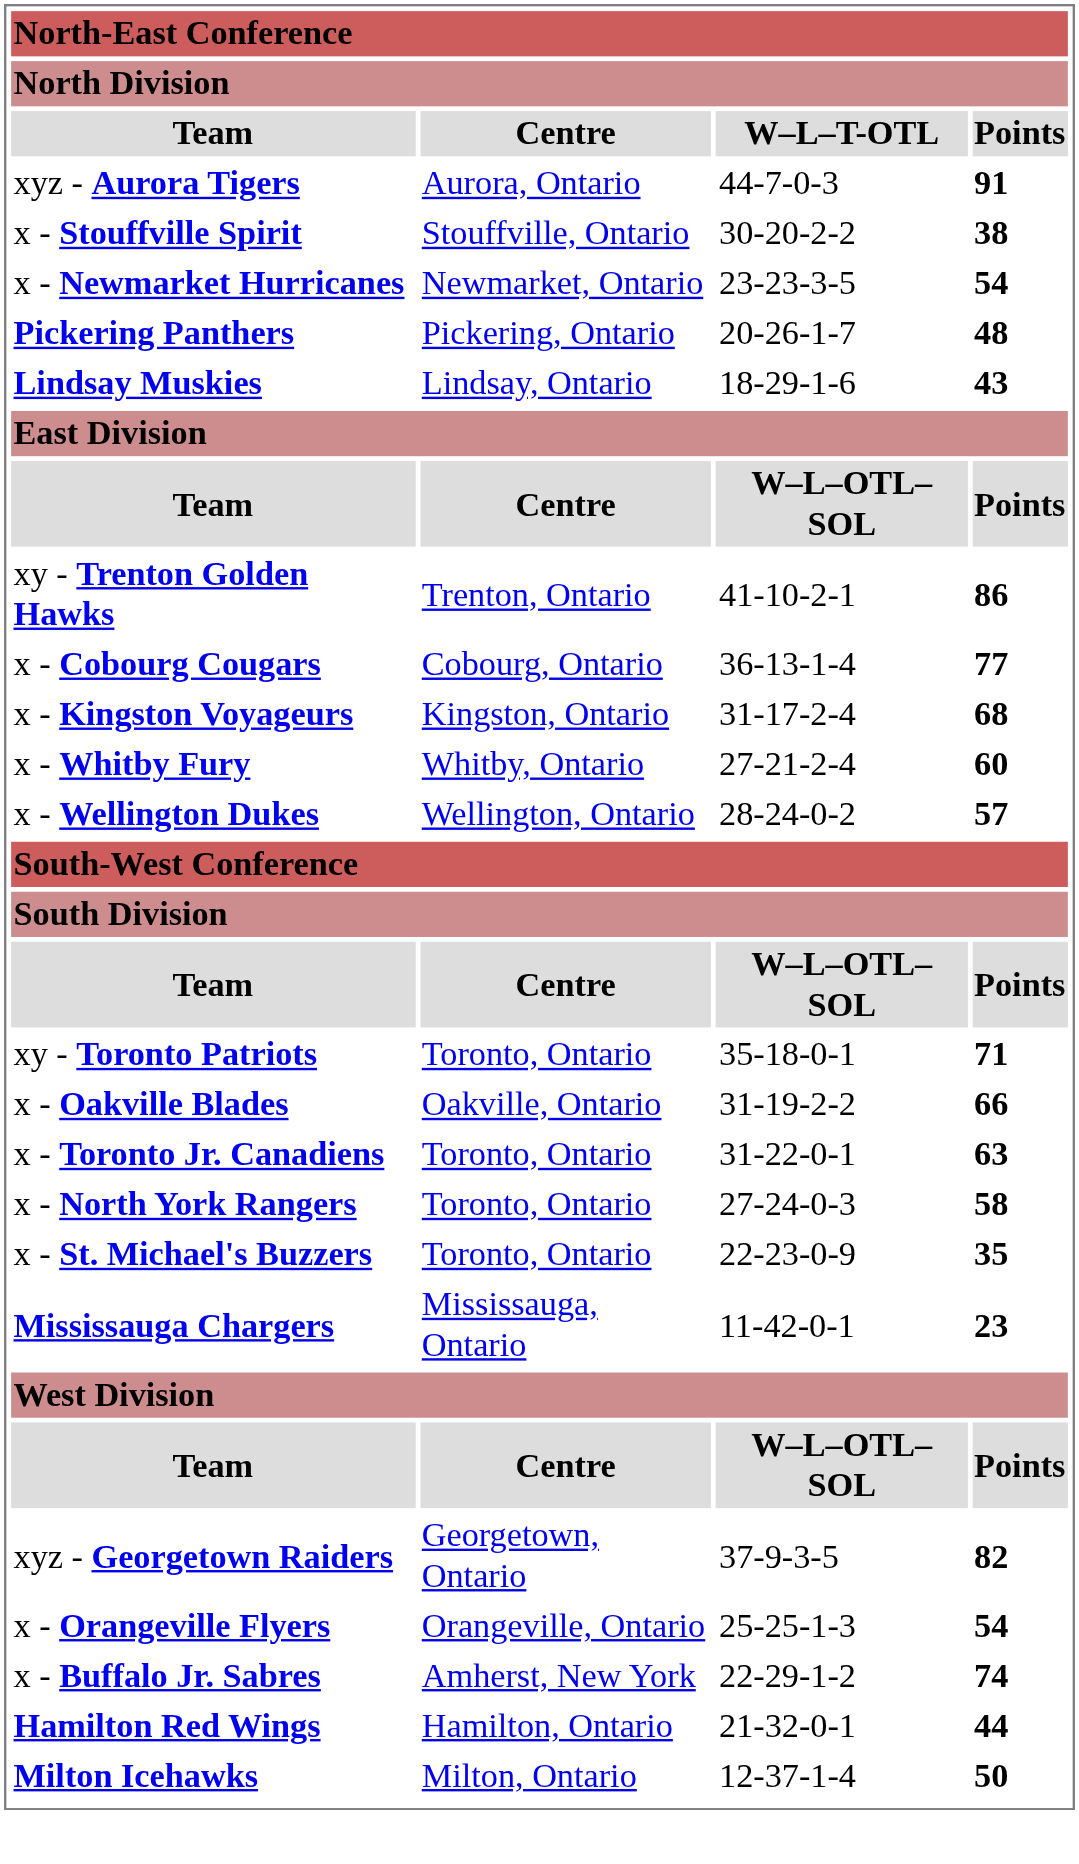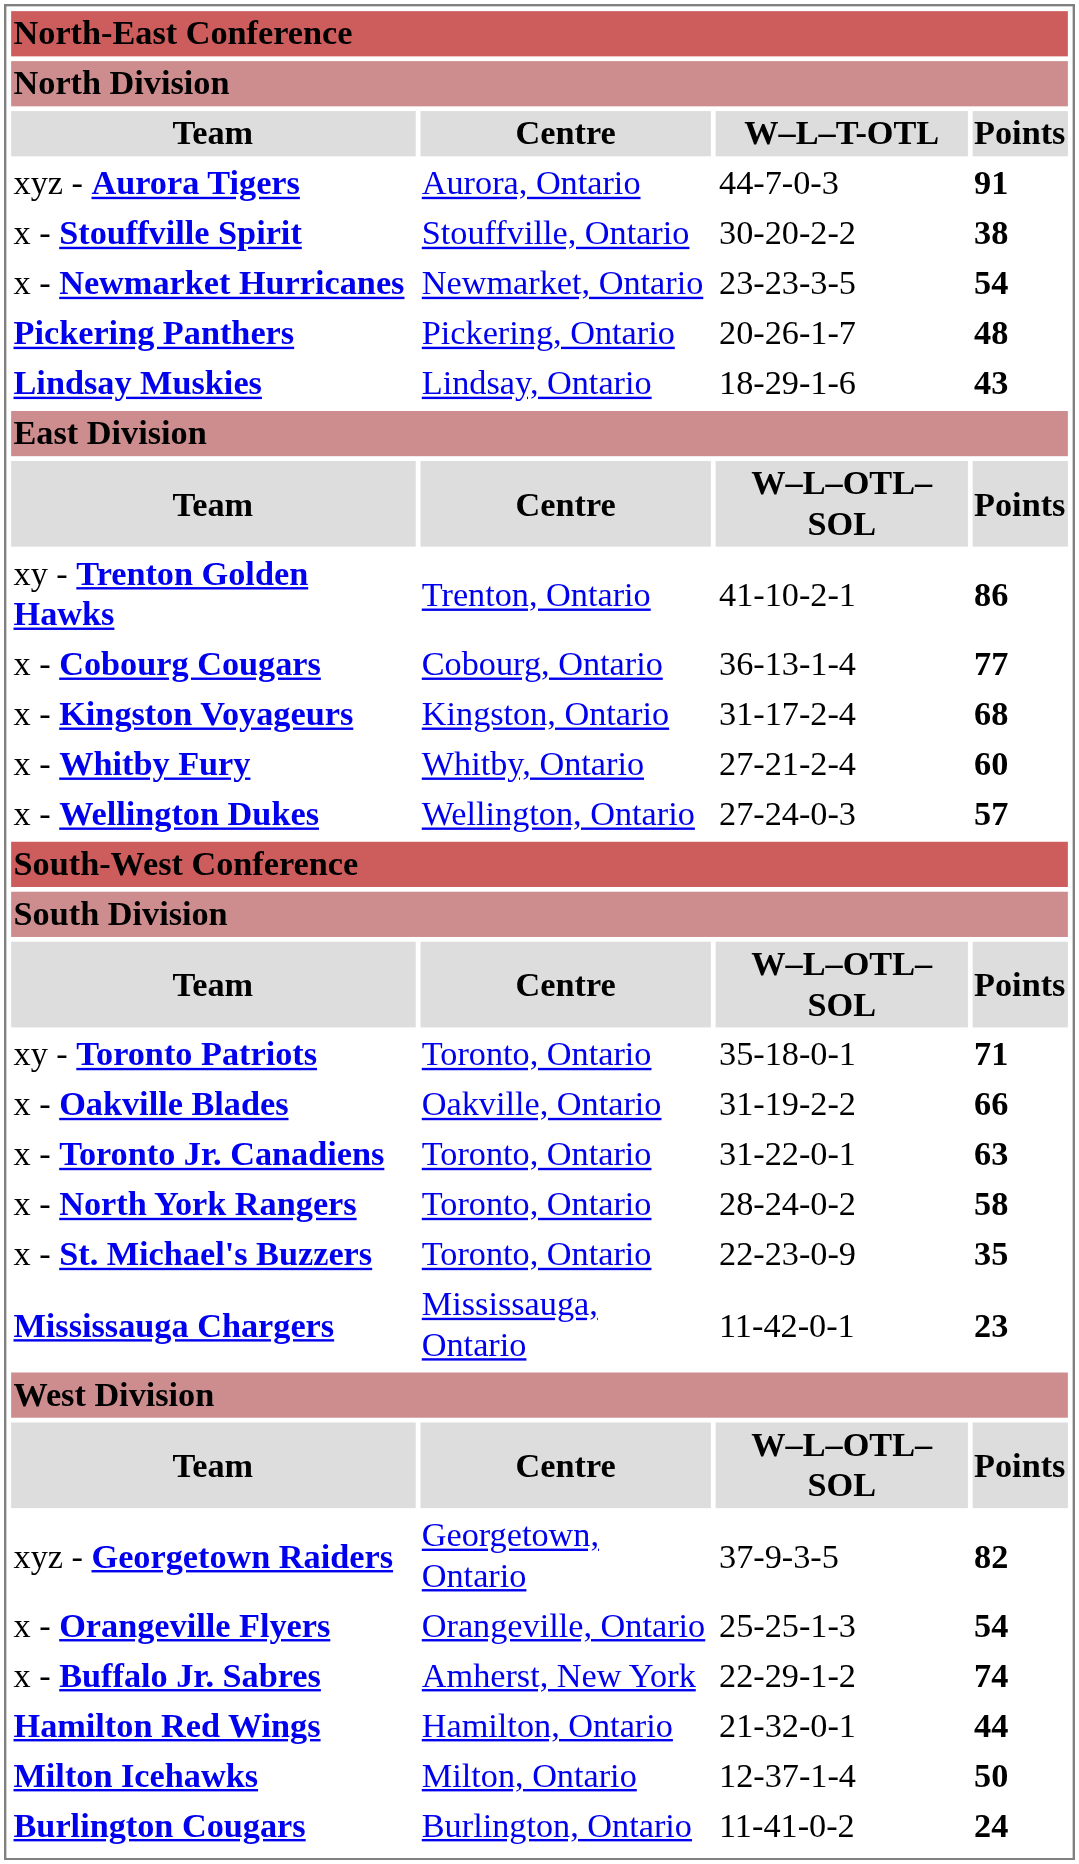(788, 813) 28-24-0-2 -> (788, 813) 27-24-0-3
(788, 1204) 27-24-0-3 -> (788, 1204) 28-24-0-2
+ row: (160, 1825)
